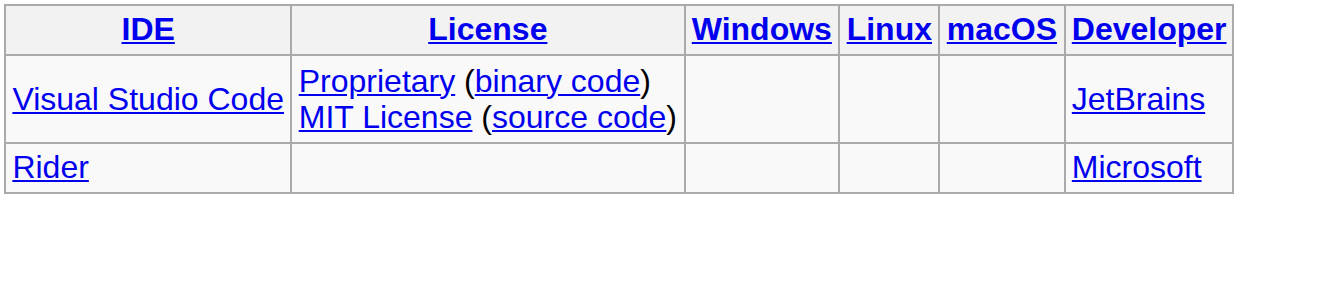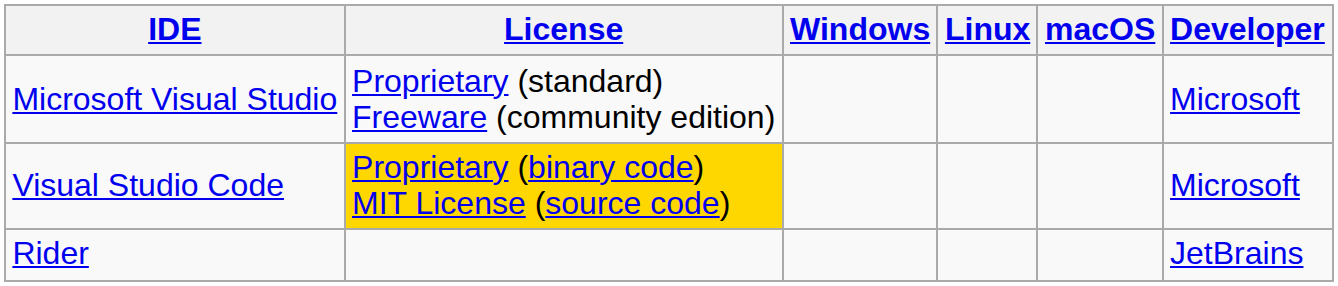+ row: (175, 98)
(488, 98) no background -> (541, 185) gold background
(1138, 98) JetBrains -> (1235, 185) Microsoft
(1137, 167) Microsoft -> (1237, 254) JetBrains
